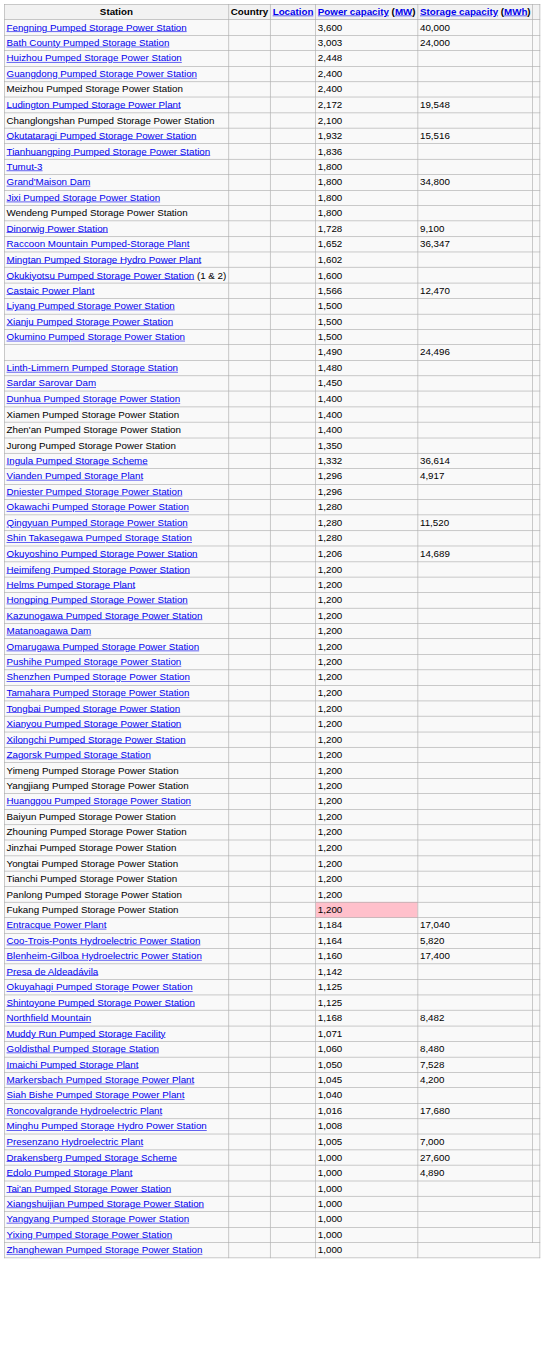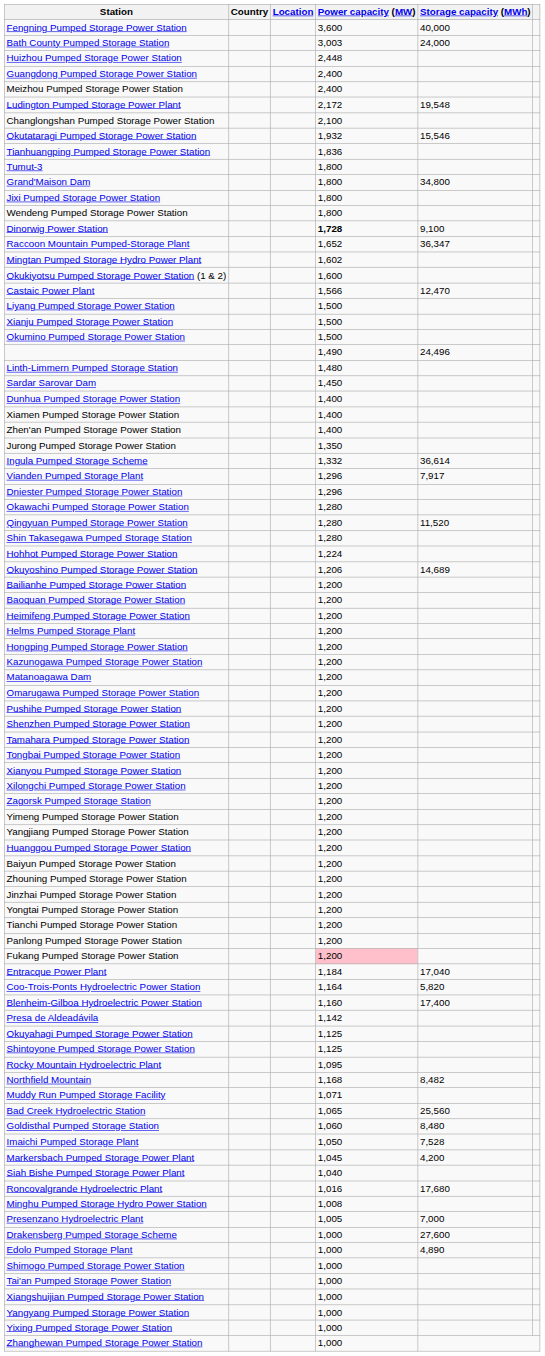(435, 136) 15,516 -> (435, 136) 15,546
(330, 228) normal -> (330, 228) bold
(432, 476) 4,917 -> (432, 476) 7,917
+ row: (92, 553)
+ row: (96, 584)
+ row: (96, 600)
+ row: (84, 1064)
+ row: (76, 1111)
+ row: (96, 1266)
